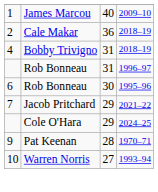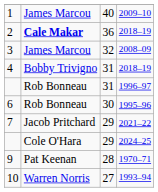(51, 31) normal -> (53, 31) bold
+ row: (10, 50)
